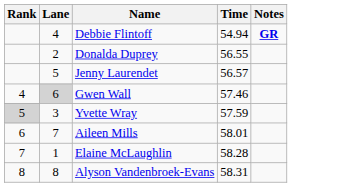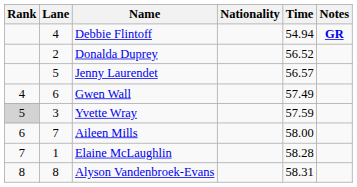+ column: (250, 14)
(234, 53) 56.55 -> (300, 53) 56.52
(56, 93) lightgrey background -> (56, 93) no background
(234, 93) 57.46 -> (300, 93) 57.49
(234, 133) 58.01 -> (300, 133) 58.00
